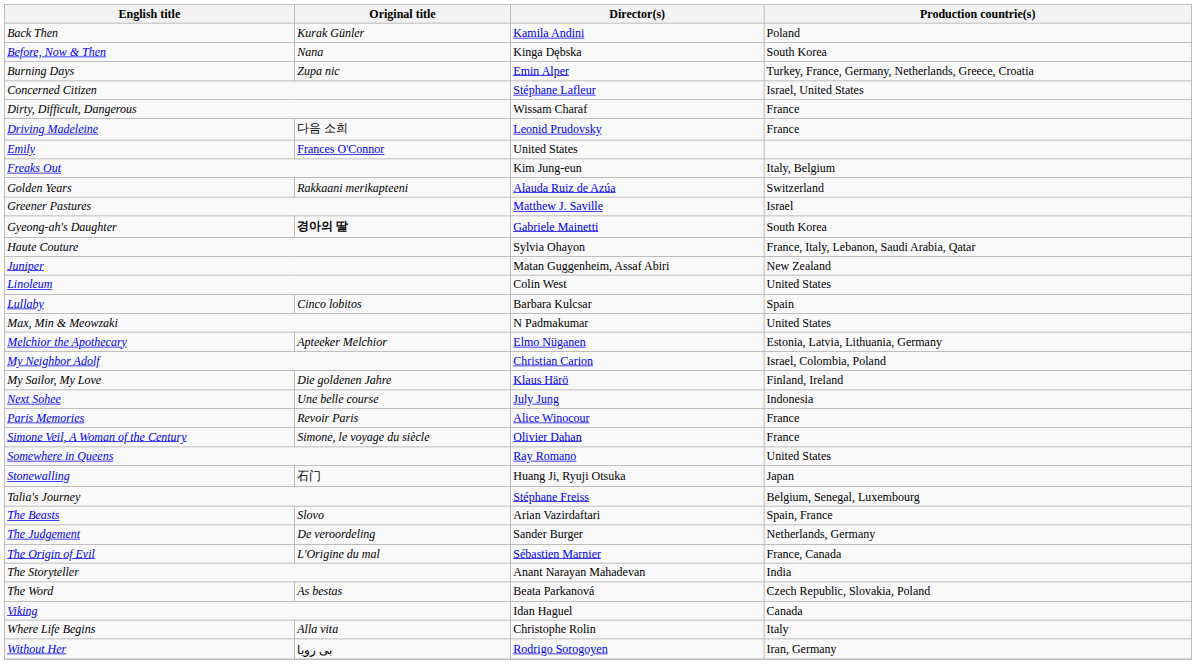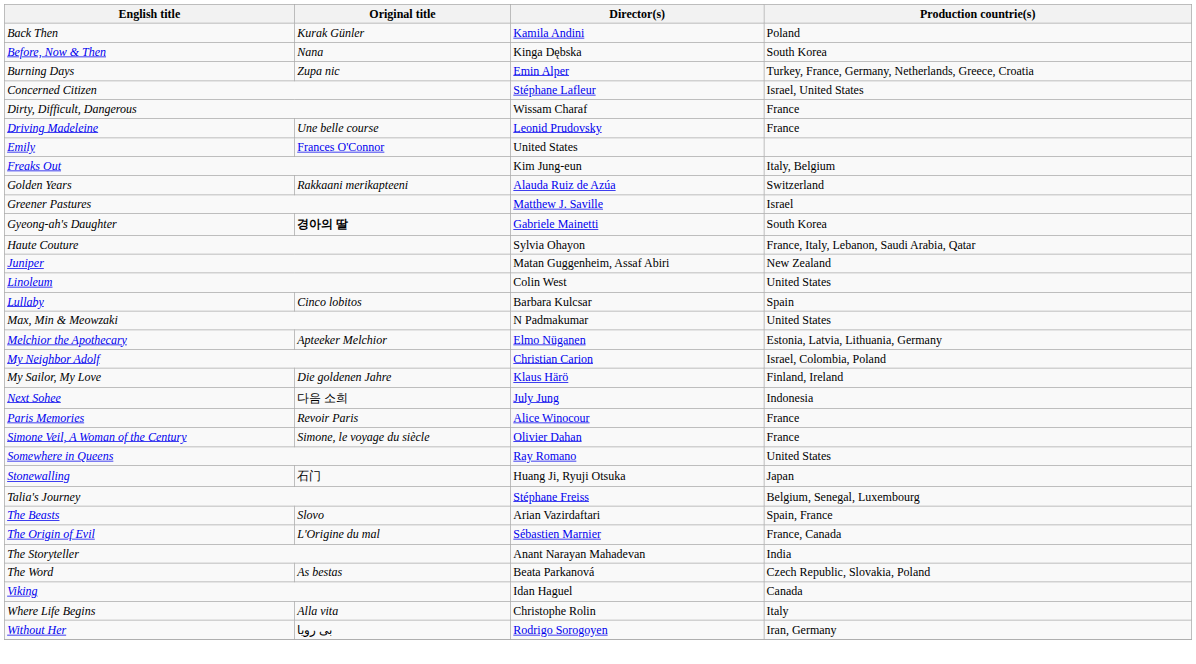(323, 128) 다음 소희 -> (338, 128) Une belle course
(338, 399) Une belle course -> (323, 397) 다음 소희
- row: (44, 534)
